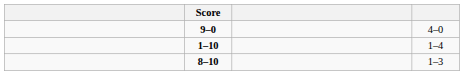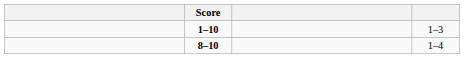- row: (208, 29)
(435, 45) 1–4 -> (435, 29) 1–3
(435, 62) 1–3 -> (435, 45) 1–4
